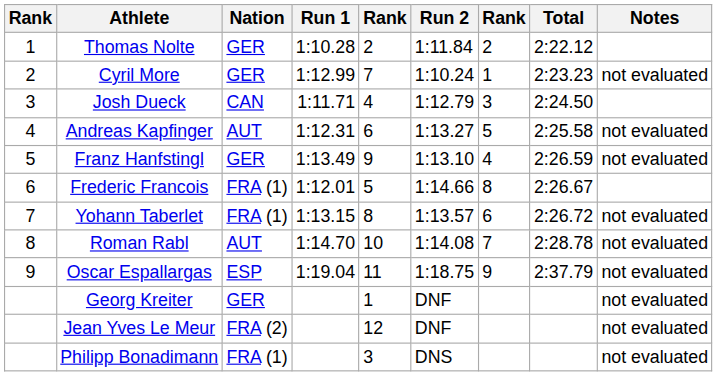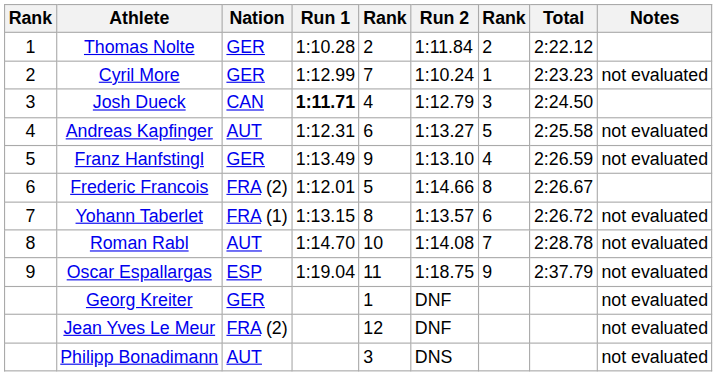(326, 103) normal -> (325, 103) bold
(257, 187) FRA (1) -> (257, 187) FRA (2)
(257, 356) FRA (1) -> (244, 356) AUT
